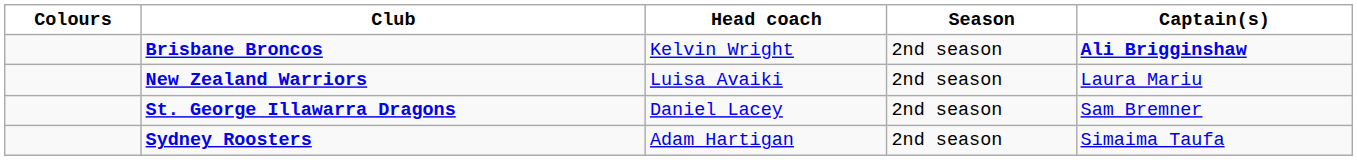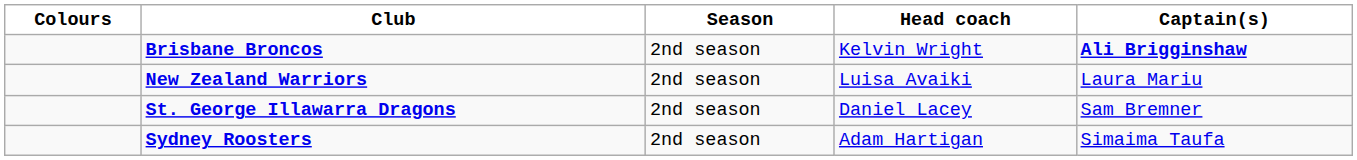columns swapped: (982, 20) <-> (766, 20)
